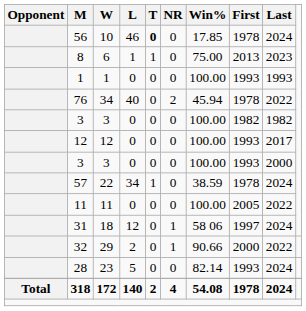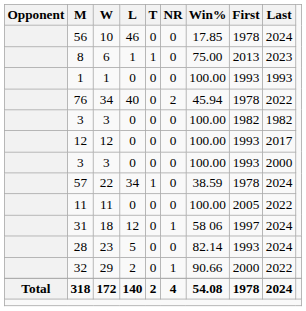(153, 36) bold -> (153, 36) normal
rows swapped: (80, 246) <-> (80, 267)
